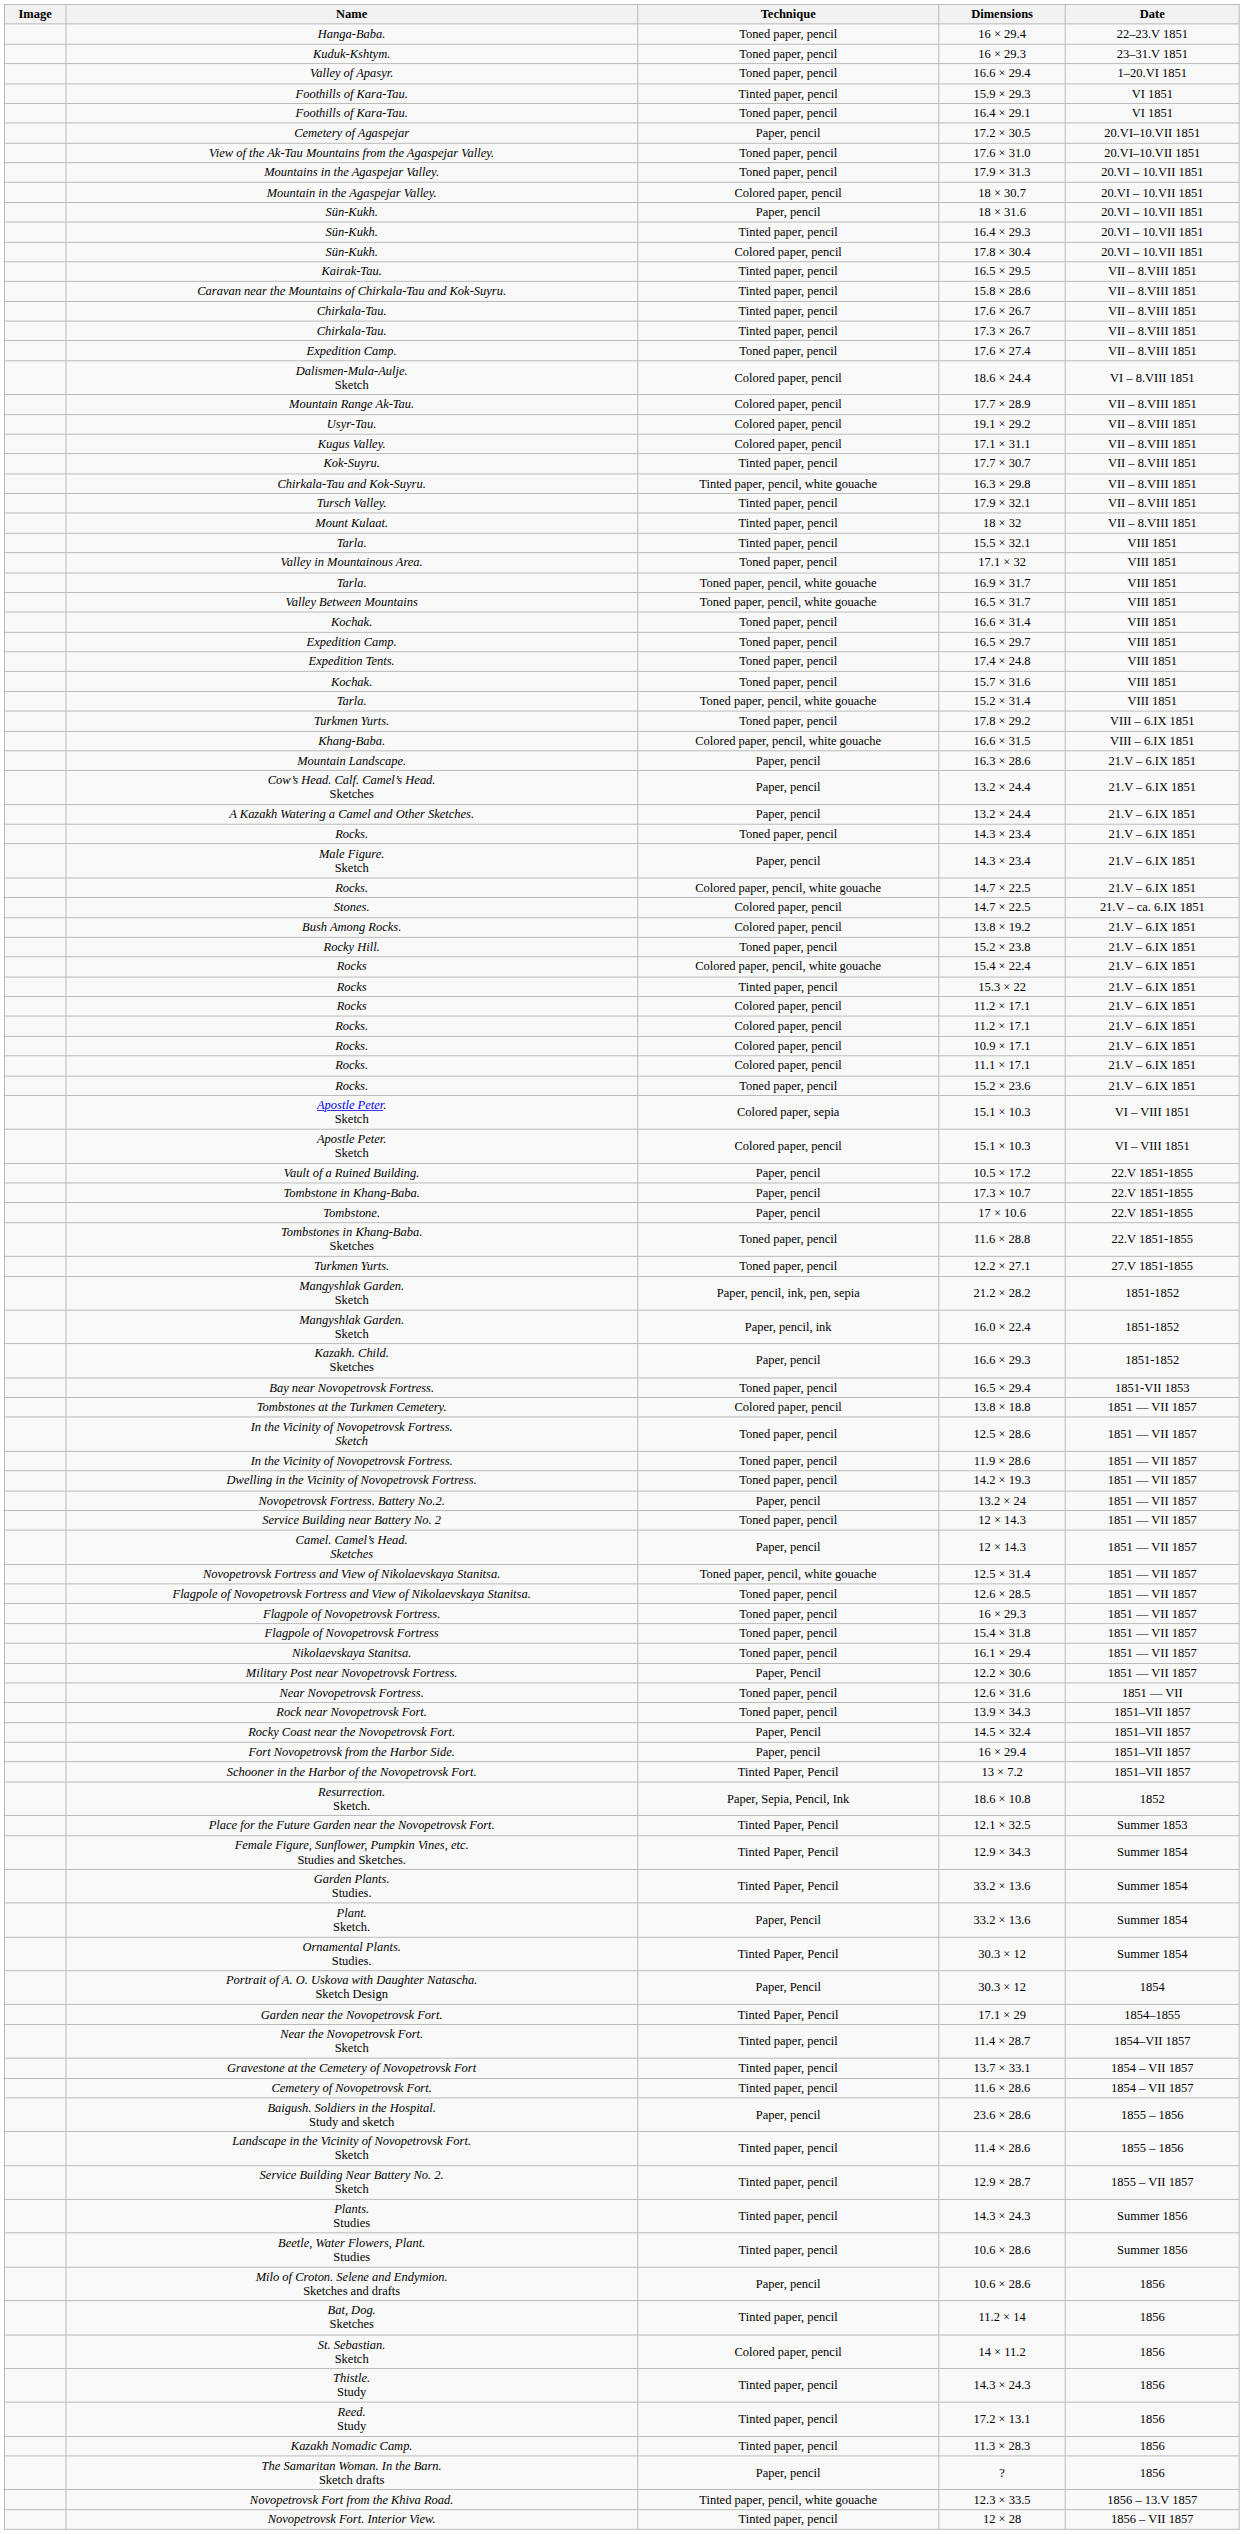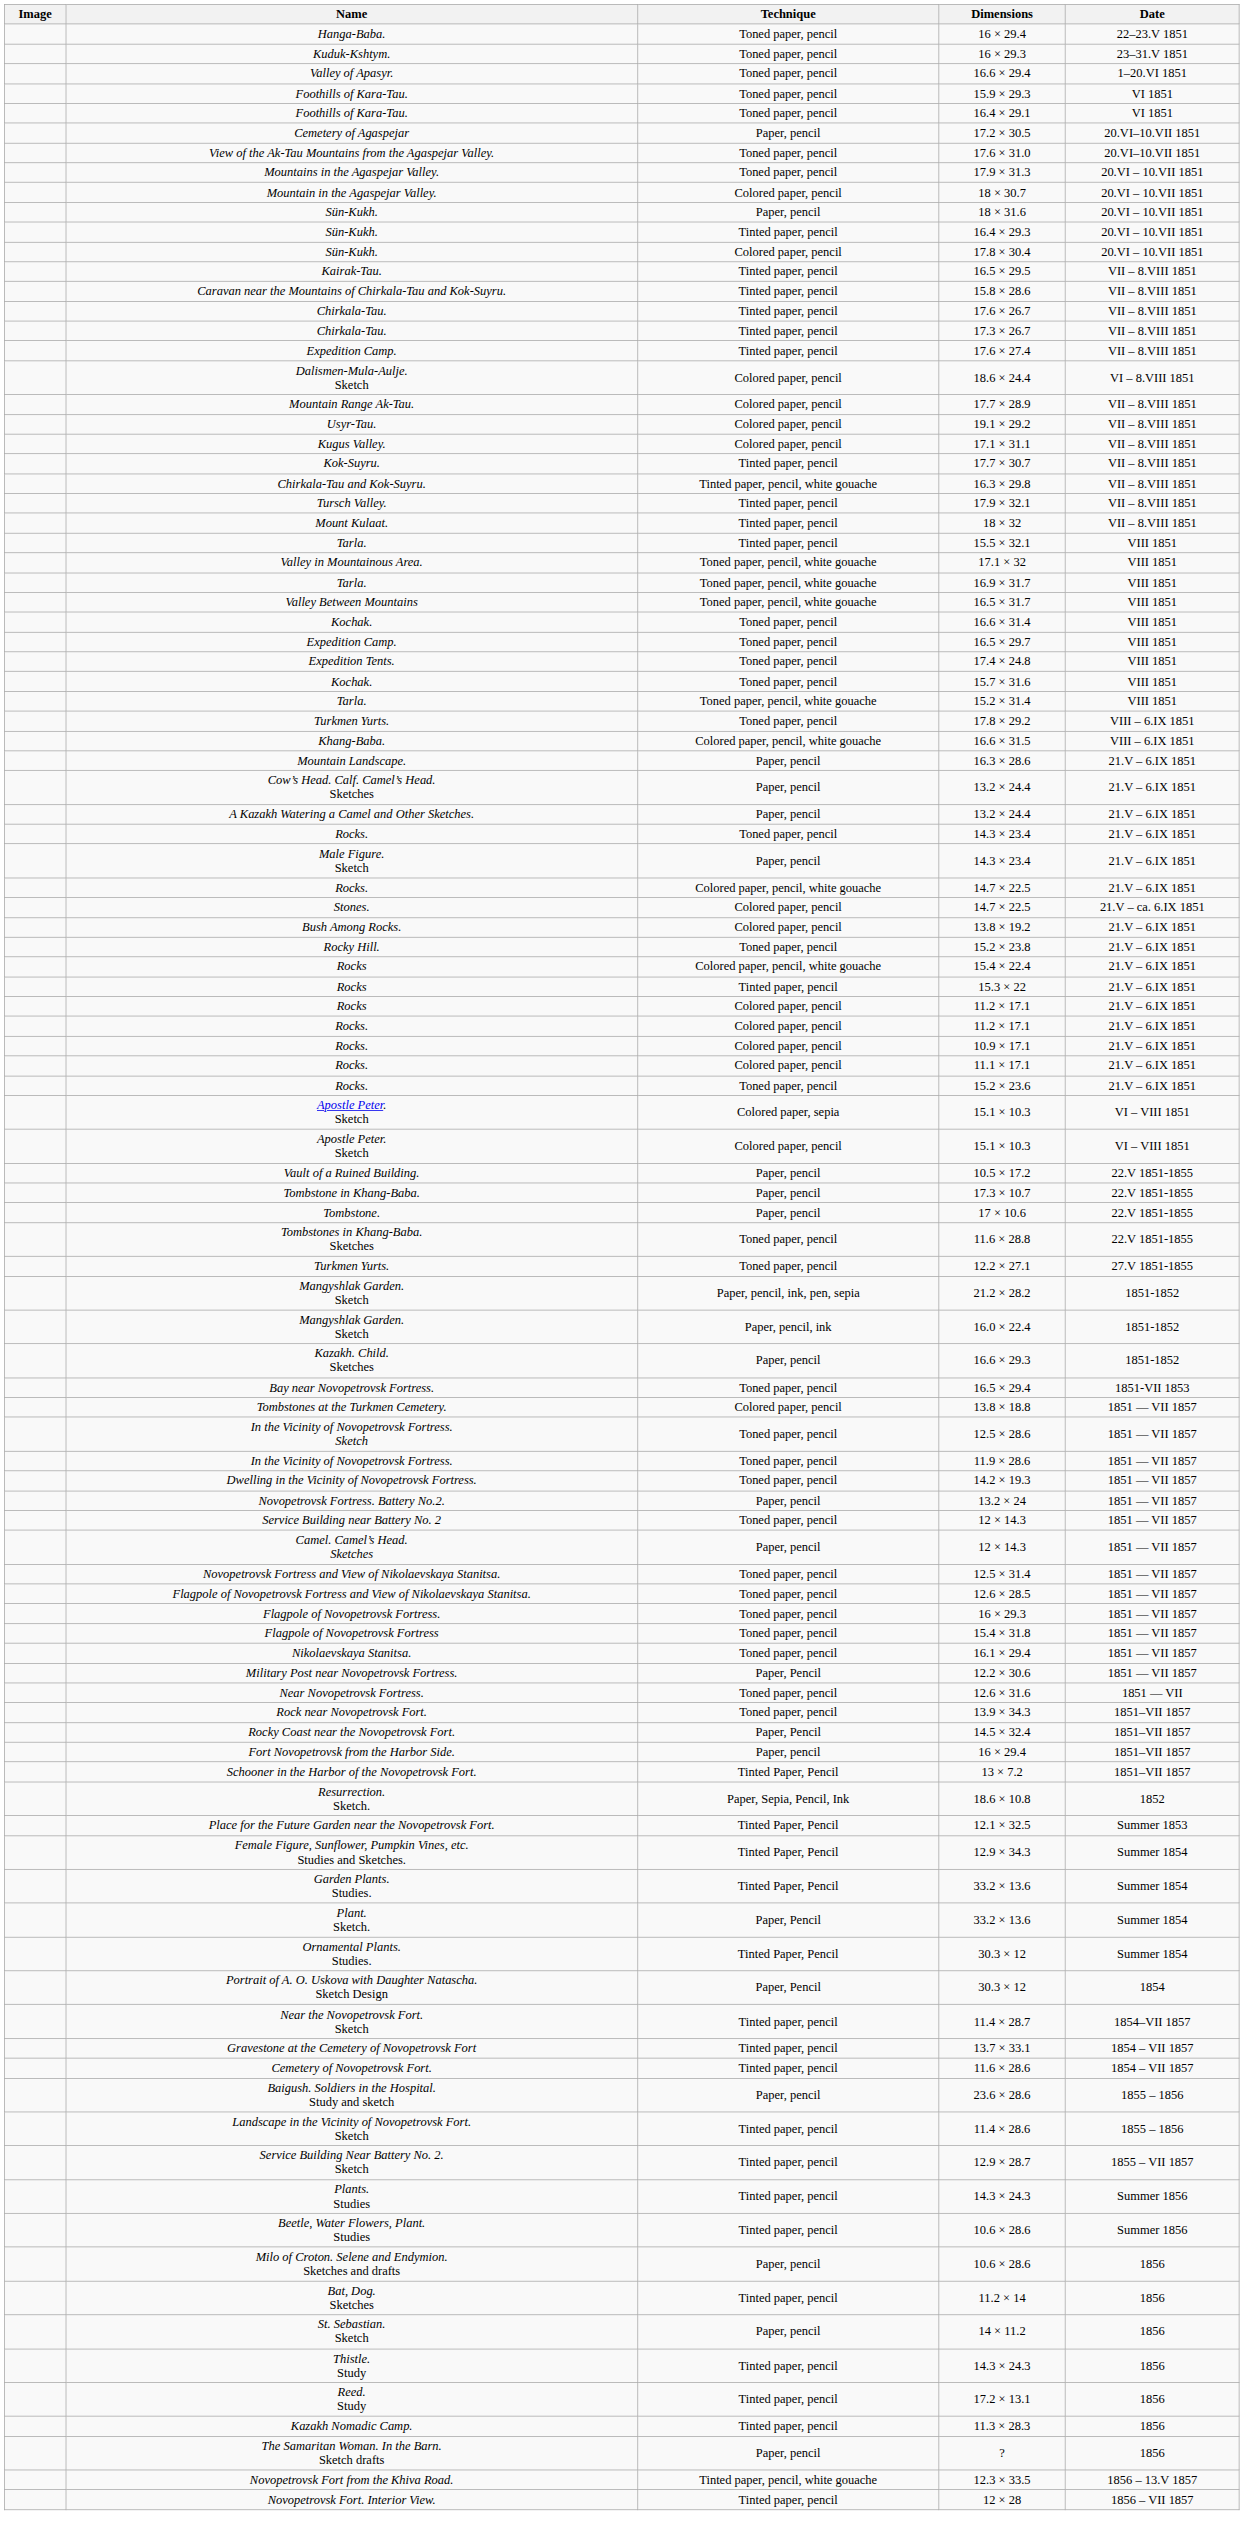(788, 93) Tinted paper, pencil -> (788, 93) Toned paper, pencil
(788, 350) Toned paper, pencil -> (788, 350) Tinted paper, pencil
(788, 562) Toned paper, pencil -> (788, 562) Toned paper, pencil, white gouache
(788, 1574) Toned paper, pencil, white gouache -> (788, 1574) Toned paper, pencil
- row: (352, 2014)
(788, 2351) Colored paper, pencil -> (788, 2331) Paper, pencil
